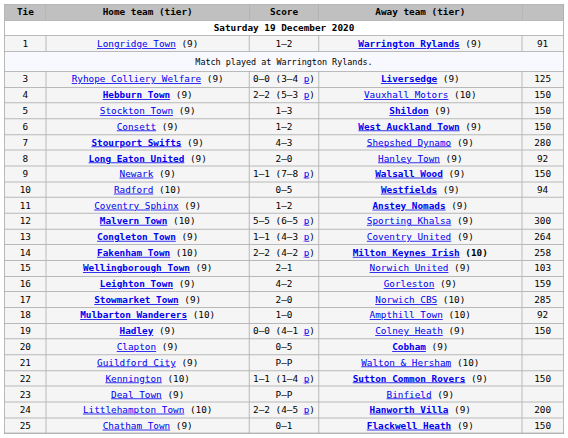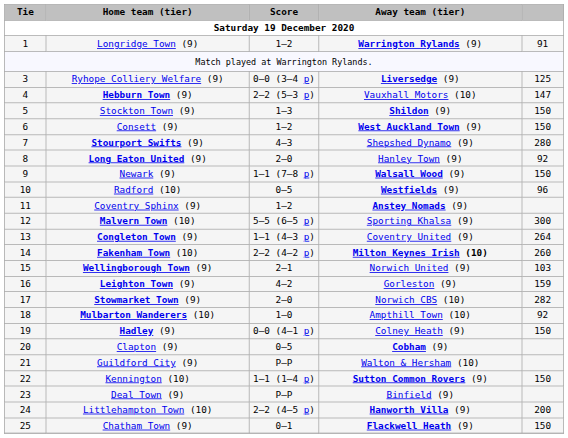(543, 95) 150 -> (543, 95) 147
(543, 189) 94 -> (543, 189) 96
(543, 252) 258 -> (543, 252) 260
(543, 299) 285 -> (543, 299) 282
